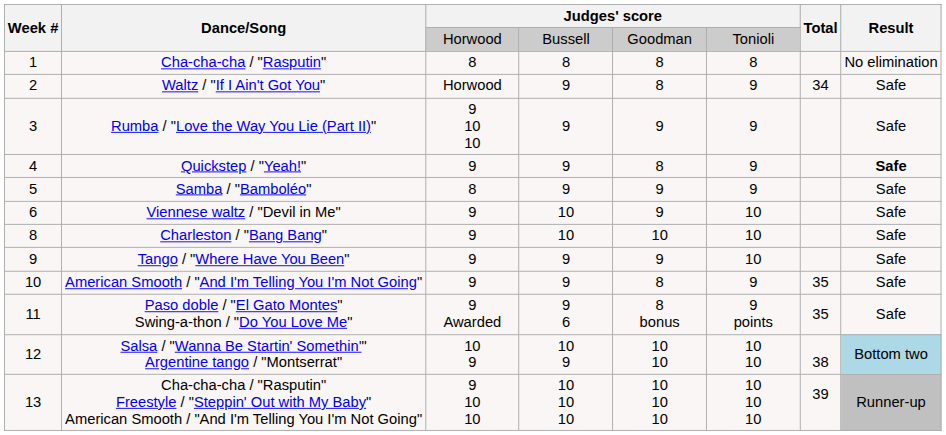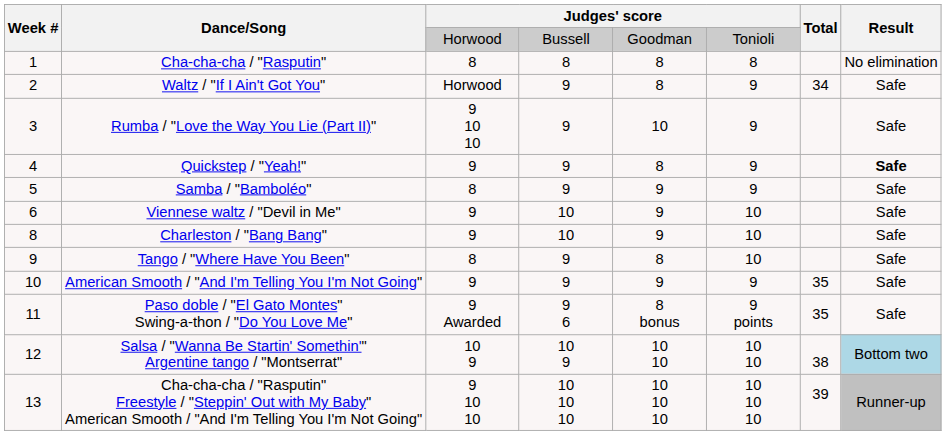(660, 126) 9 -> (660, 126) 10
(660, 236) 10 -> (660, 236) 9
(472, 259) 9 -> (472, 259) 8
(660, 259) 9 -> (660, 259) 8
(660, 282) 8 -> (660, 282) 9
